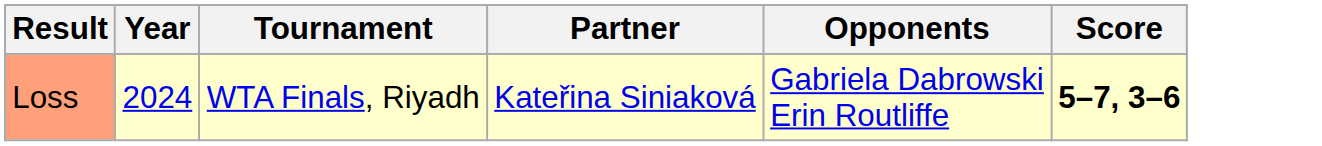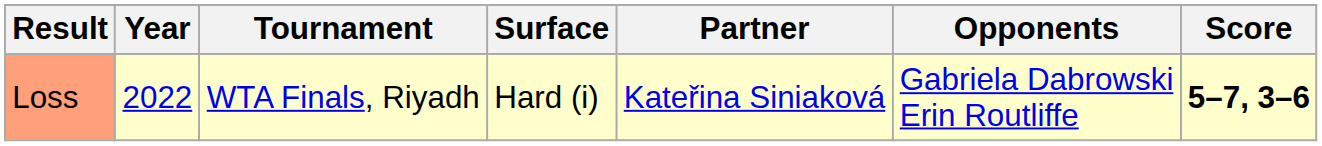+ column: (552, 29)
(157, 96) 2024 -> (157, 96) 2022
